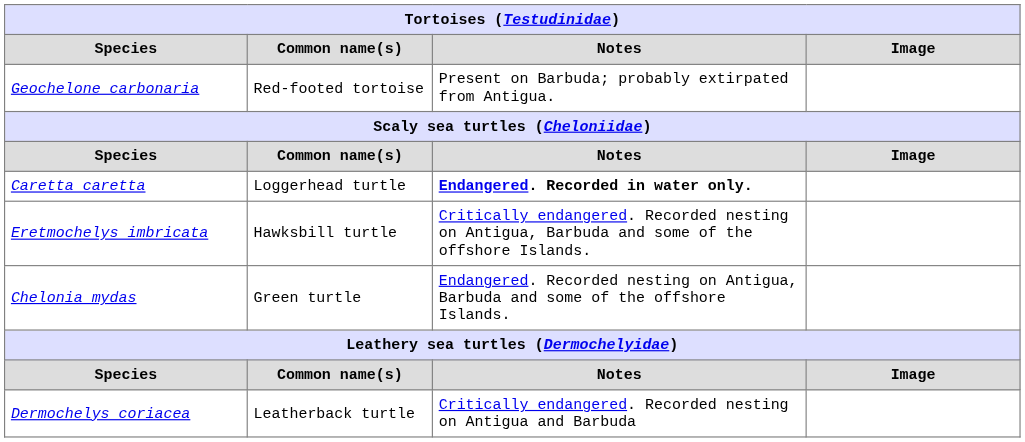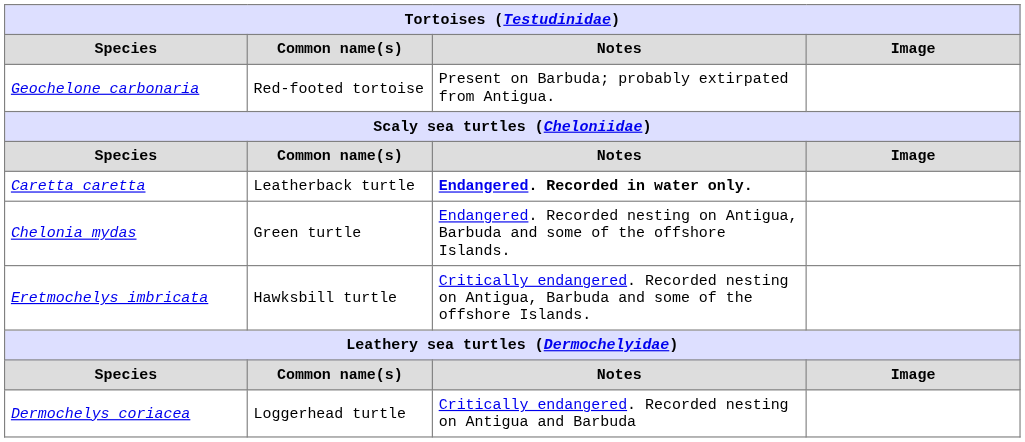(330, 186) Loggerhead turtle -> (334, 186) Leatherback turtle
rows swapped: (74, 298) <-> (110, 233)
(334, 413) Leatherback turtle -> (330, 413) Loggerhead turtle
